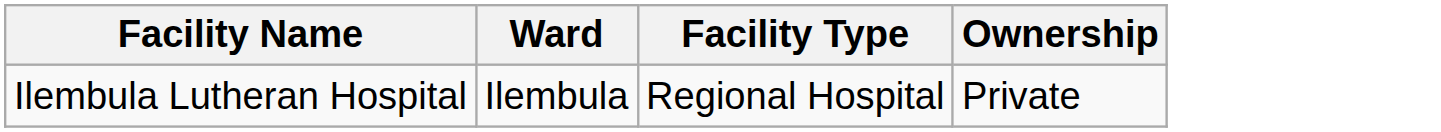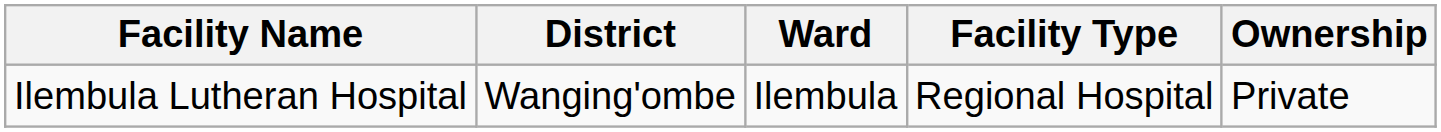+ column: (610, 34)
